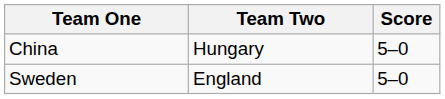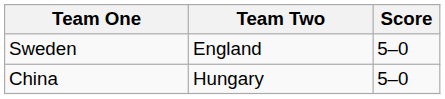rows swapped: (43, 78) <-> (33, 49)
